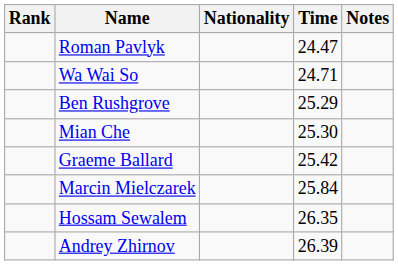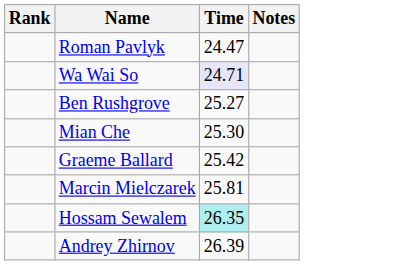- column: (247, 18)
(318, 75) no background -> (224, 75) lavender background
(318, 103) 25.29 -> (224, 103) 25.27
(318, 189) 25.84 -> (224, 189) 25.81
(318, 217) no background -> (224, 217) paleturquoise background
